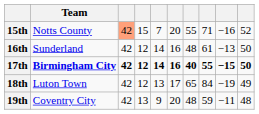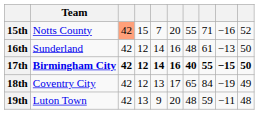(60, 83) Luton Town -> (64, 83) Coventry City
(64, 100) Coventry City -> (60, 100) Luton Town
